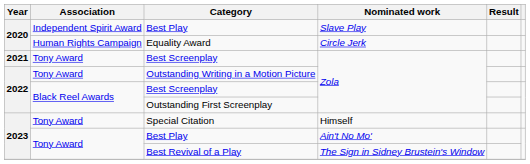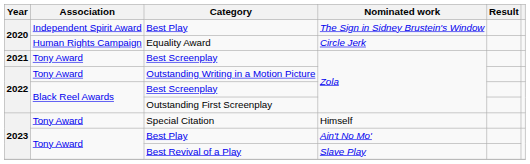(343, 27) Slave Play -> (402, 27) The Sign in Sidney Brustein's Window
(402, 151) The Sign in Sidney Brustein's Window -> (343, 151) Slave Play
